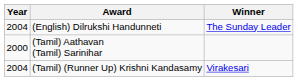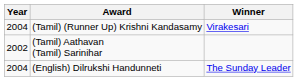rows swapped: (97, 27) <-> (117, 68)
(17, 47) 2000 -> (17, 47) 2002
